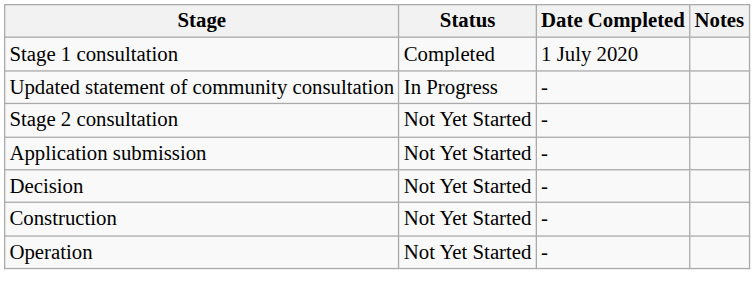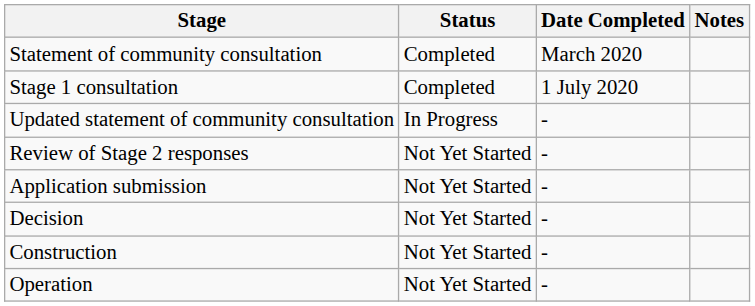+ row: (166, 53)
- row: (94, 119)
+ row: (129, 152)
